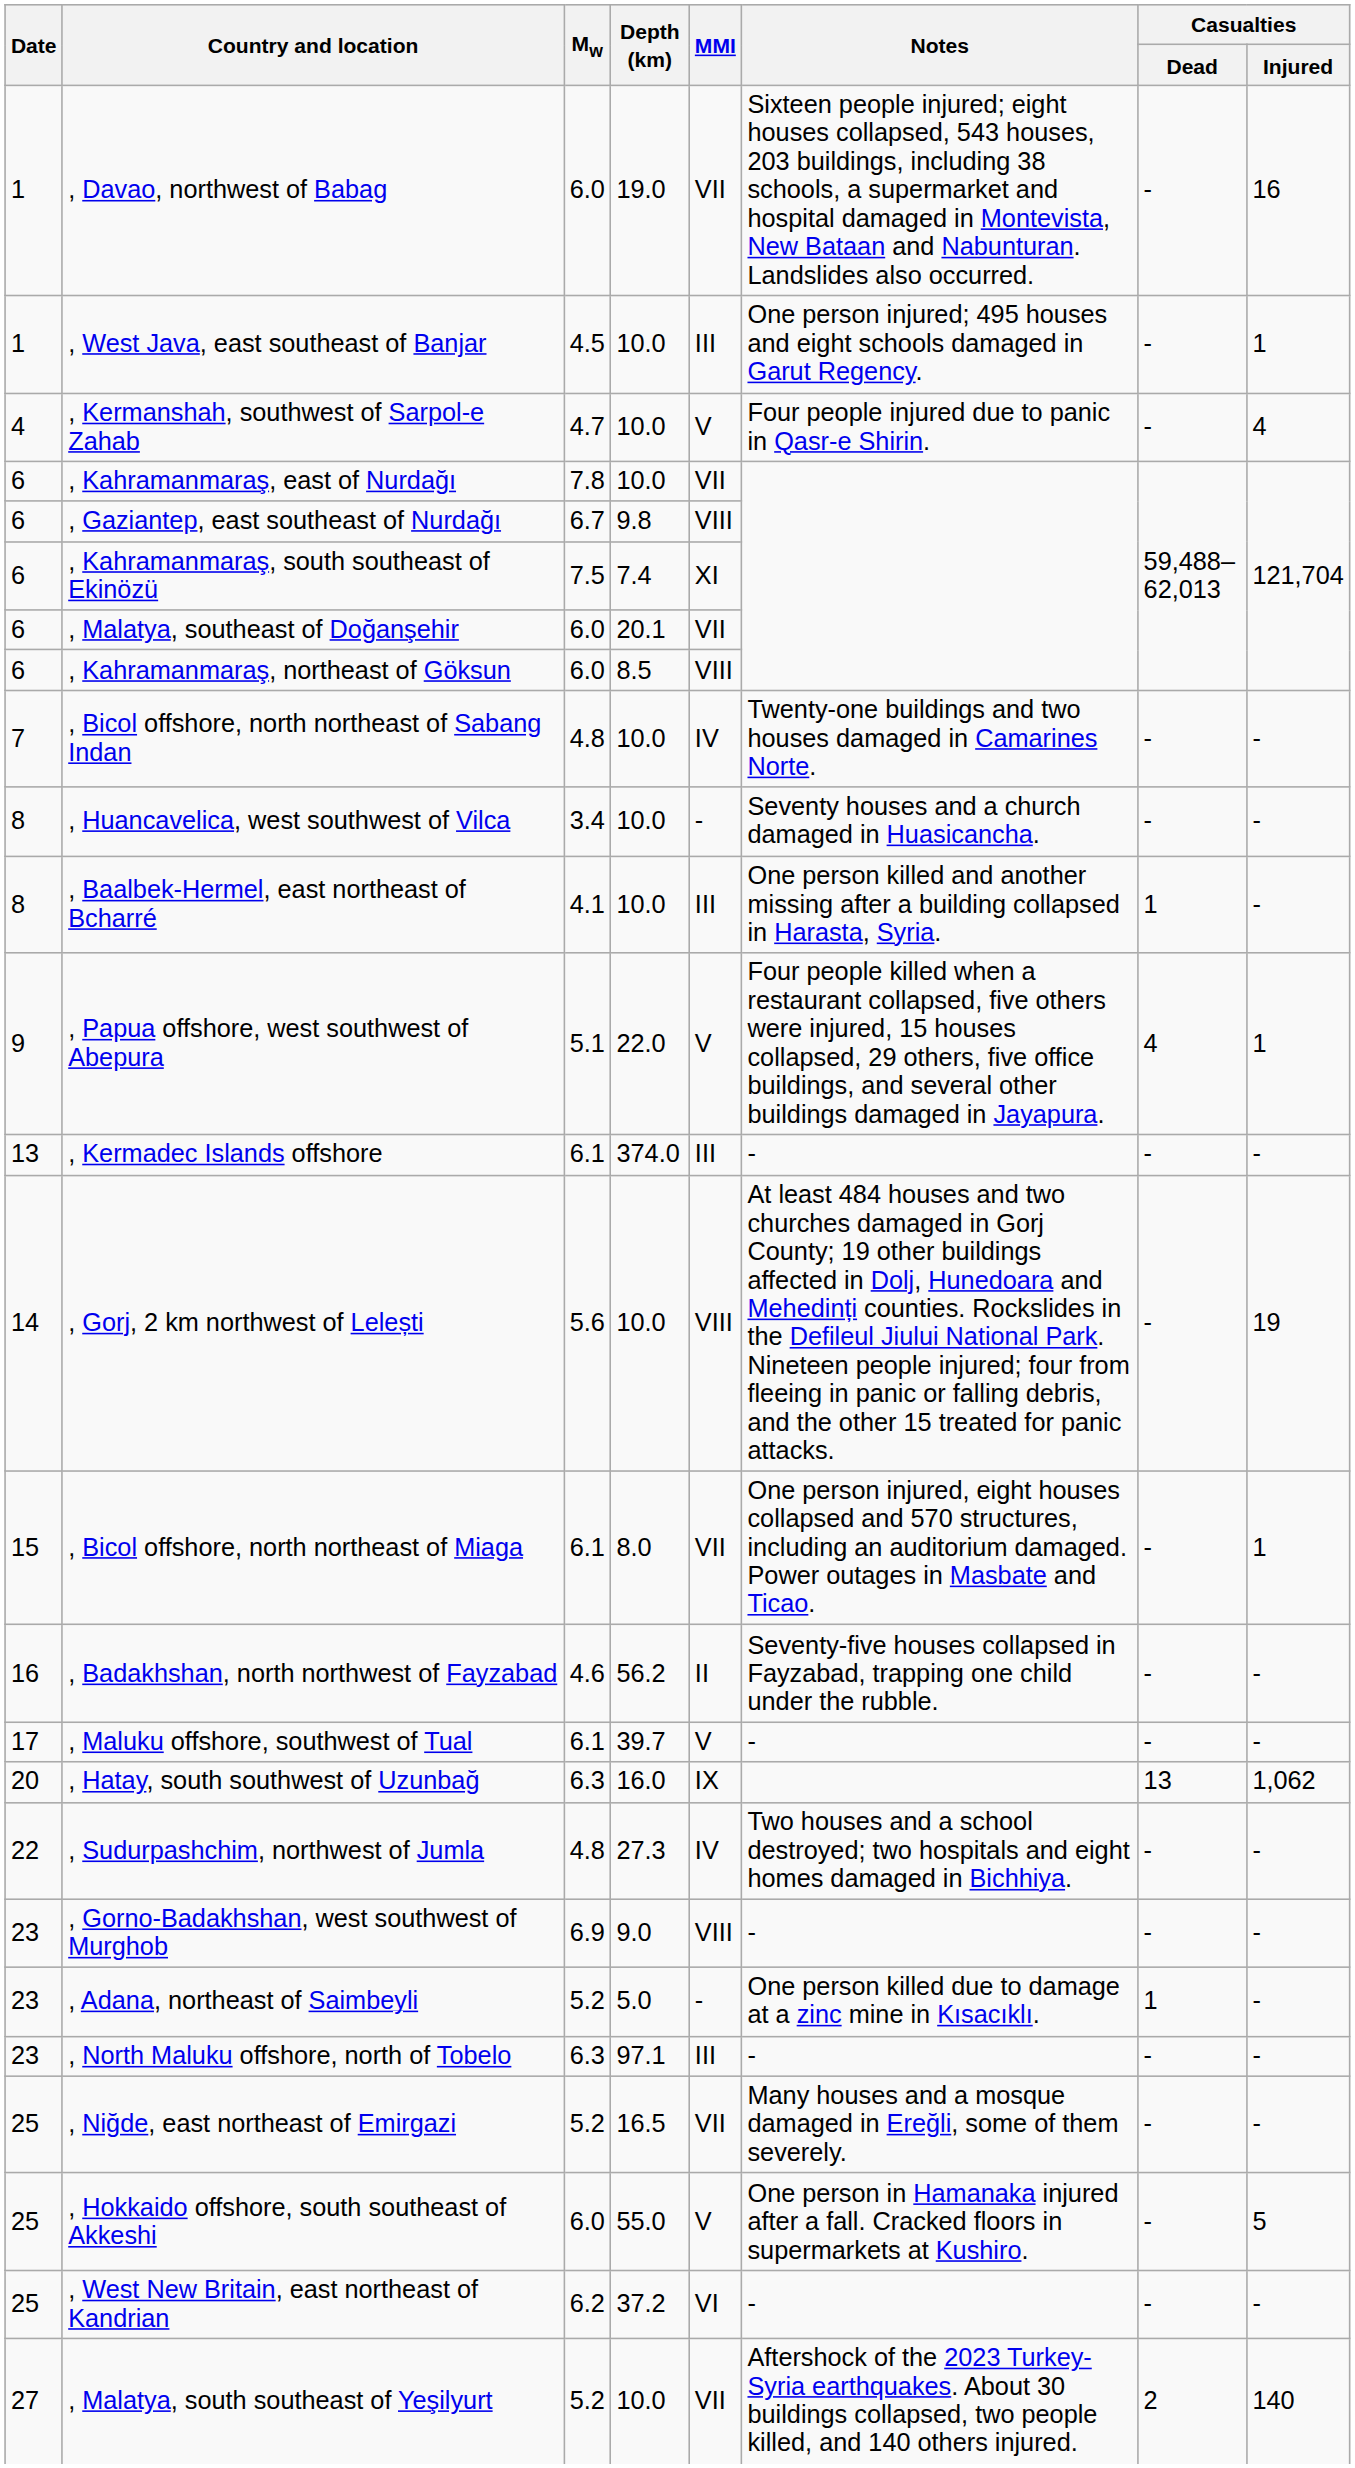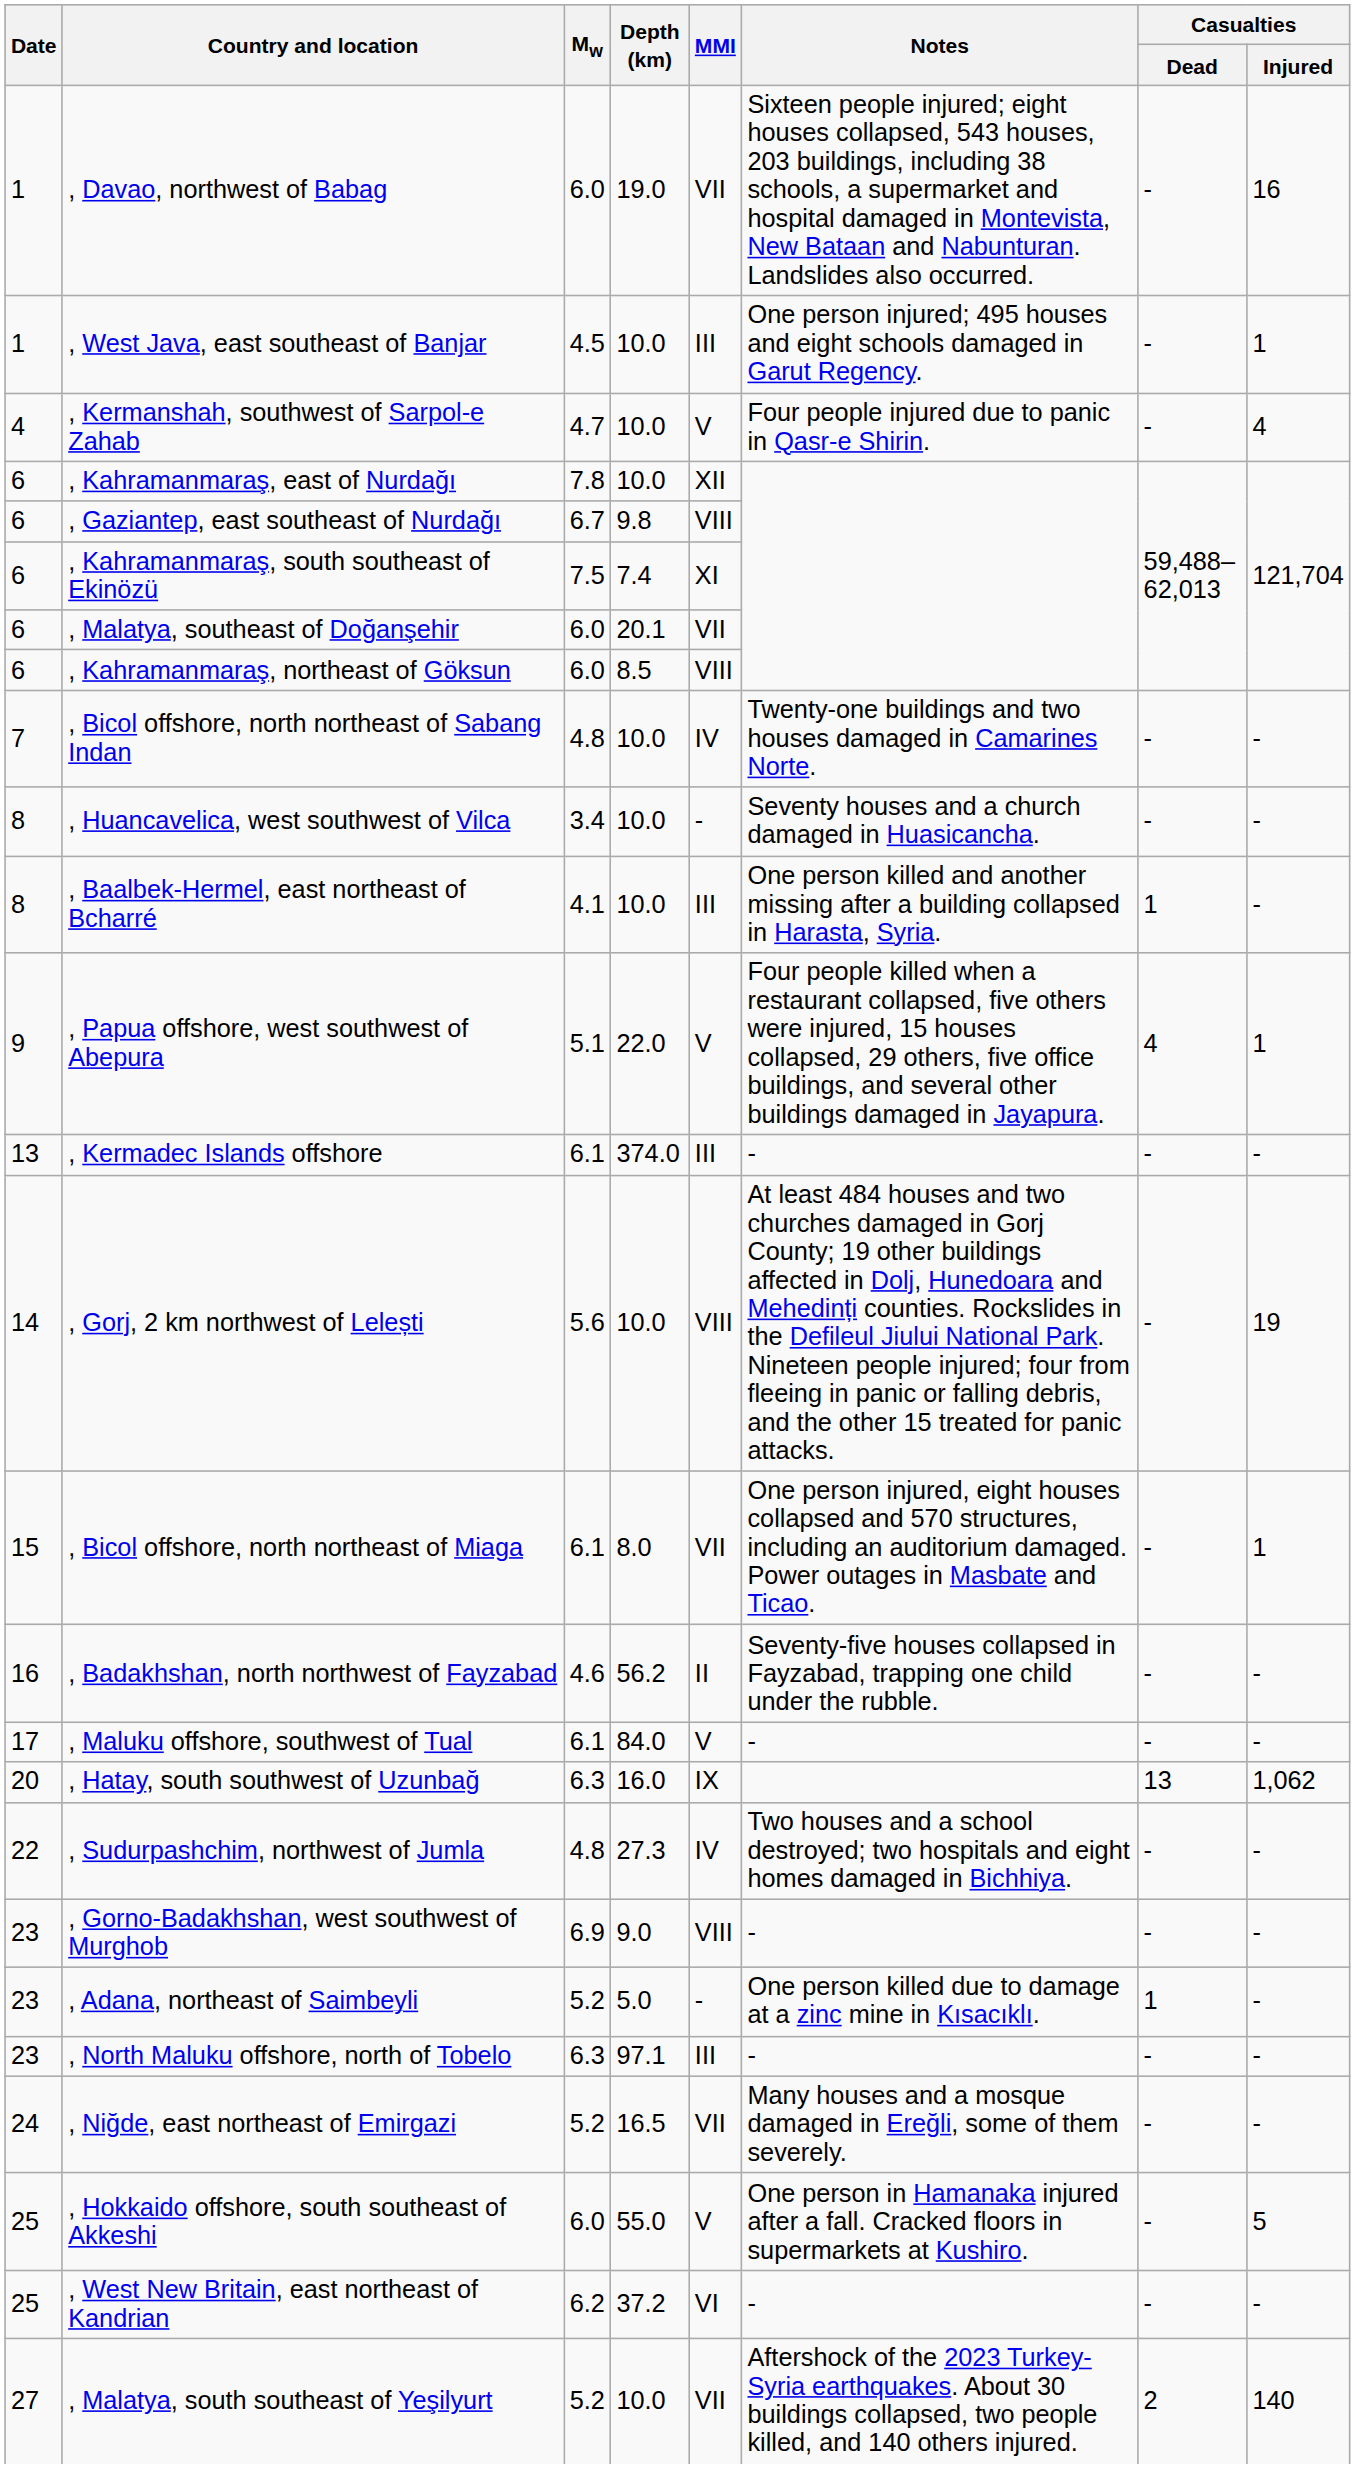(710, 480) VII -> (710, 480) XII
(641, 1741) 39.7 -> (641, 1741) 84.0
(25, 2124) 25 -> (25, 2124) 24
